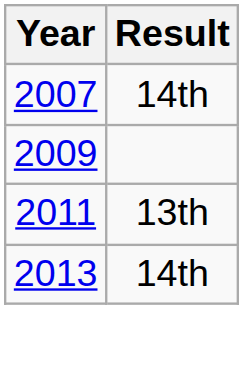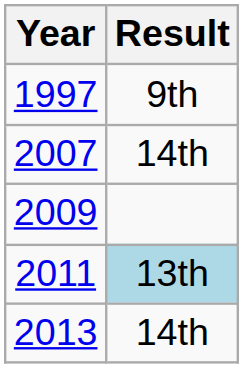+ row: (56, 93)
(172, 213) no background -> (172, 272) lightblue background
